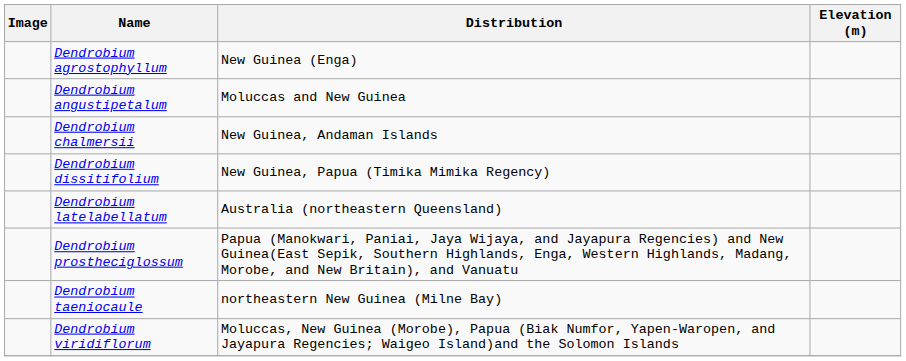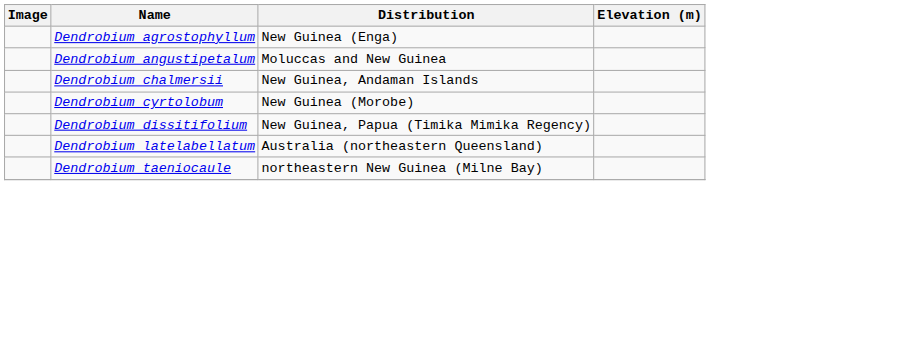+ row: (139, 103)
- row: (119, 255)
- row: (102, 337)
